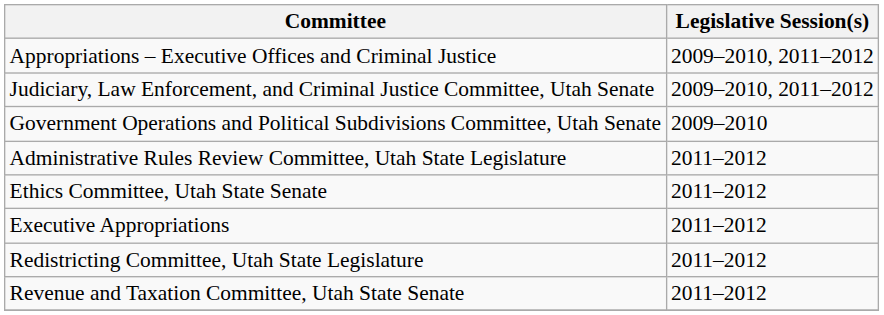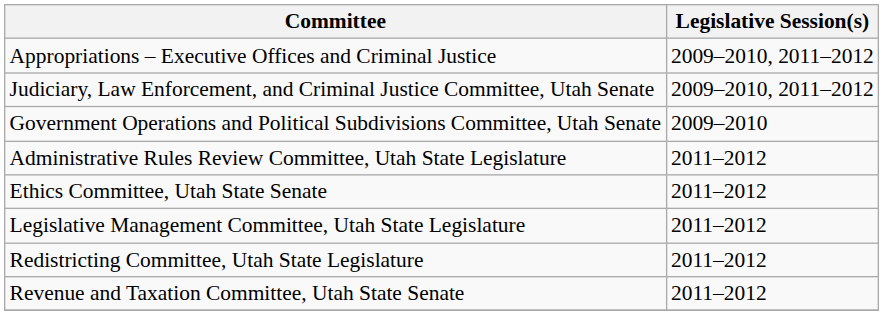- row: (119, 225)
+ row: (267, 225)
